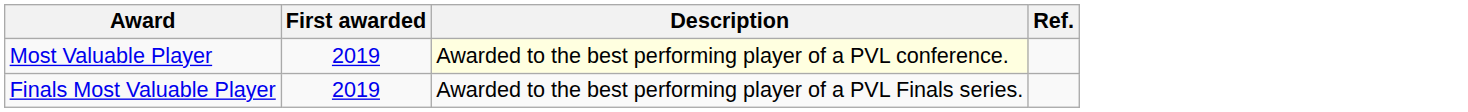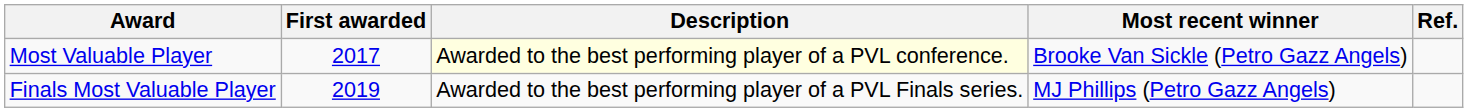+ column: (1220, 21)
(356, 55) 2019 -> (356, 55) 2017
